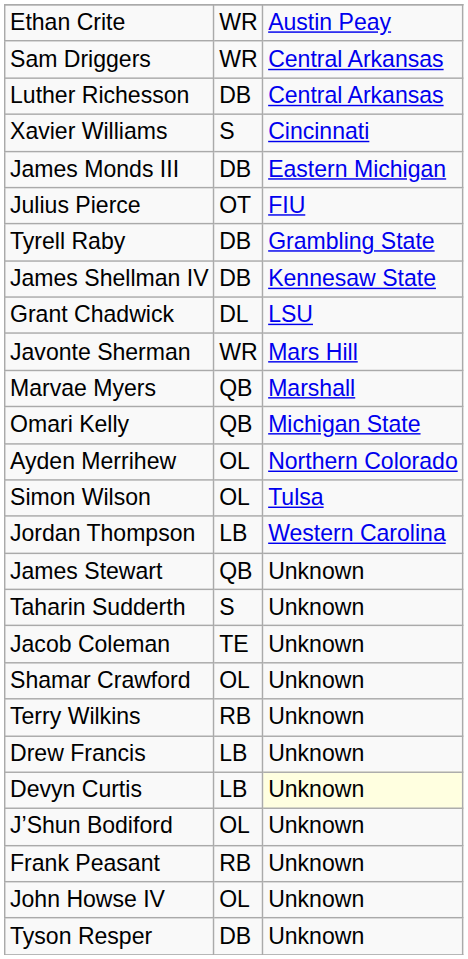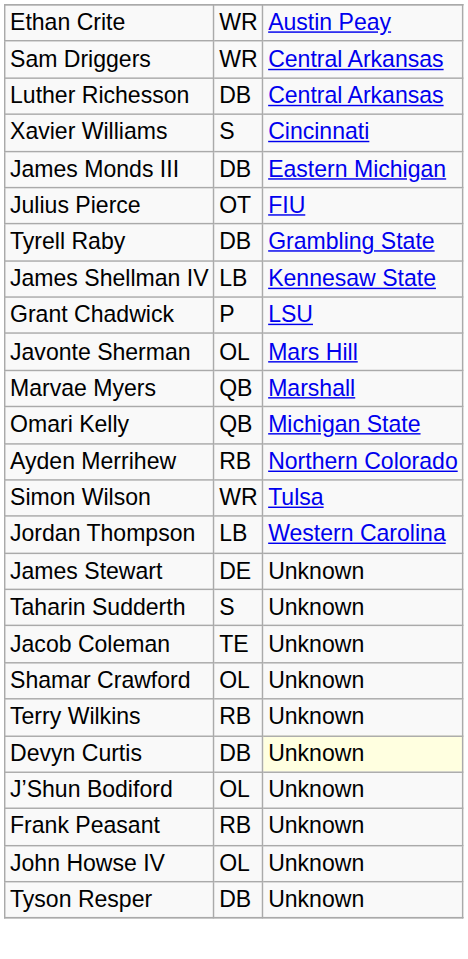(235, 278) DB -> (233, 278) LB
(234, 315) DL -> (227, 315) P
(238, 351) WR -> (235, 351) OL
(235, 461) OL -> (235, 461) RB
(235, 497) OL -> (238, 497) WR
(236, 570) QB -> (235, 570) DE
- row: (78, 753)
(233, 790) LB -> (235, 753) DB
